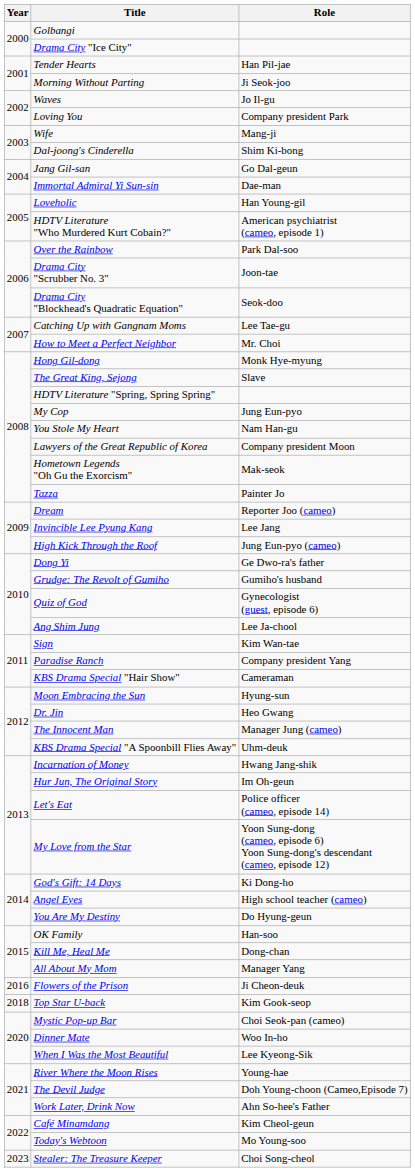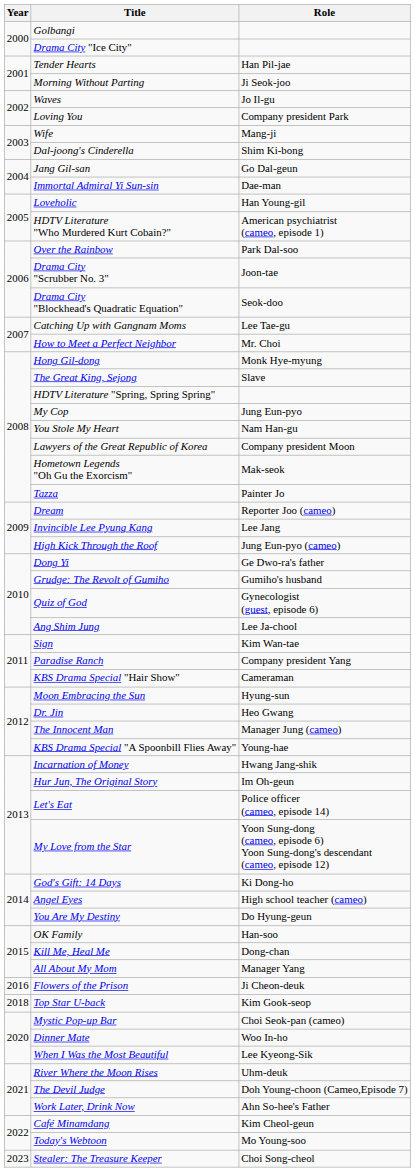(264, 747) Uhm-deuk -> (265, 747) Young-hae
(265, 1072) Young-hae -> (264, 1072) Uhm-deuk
